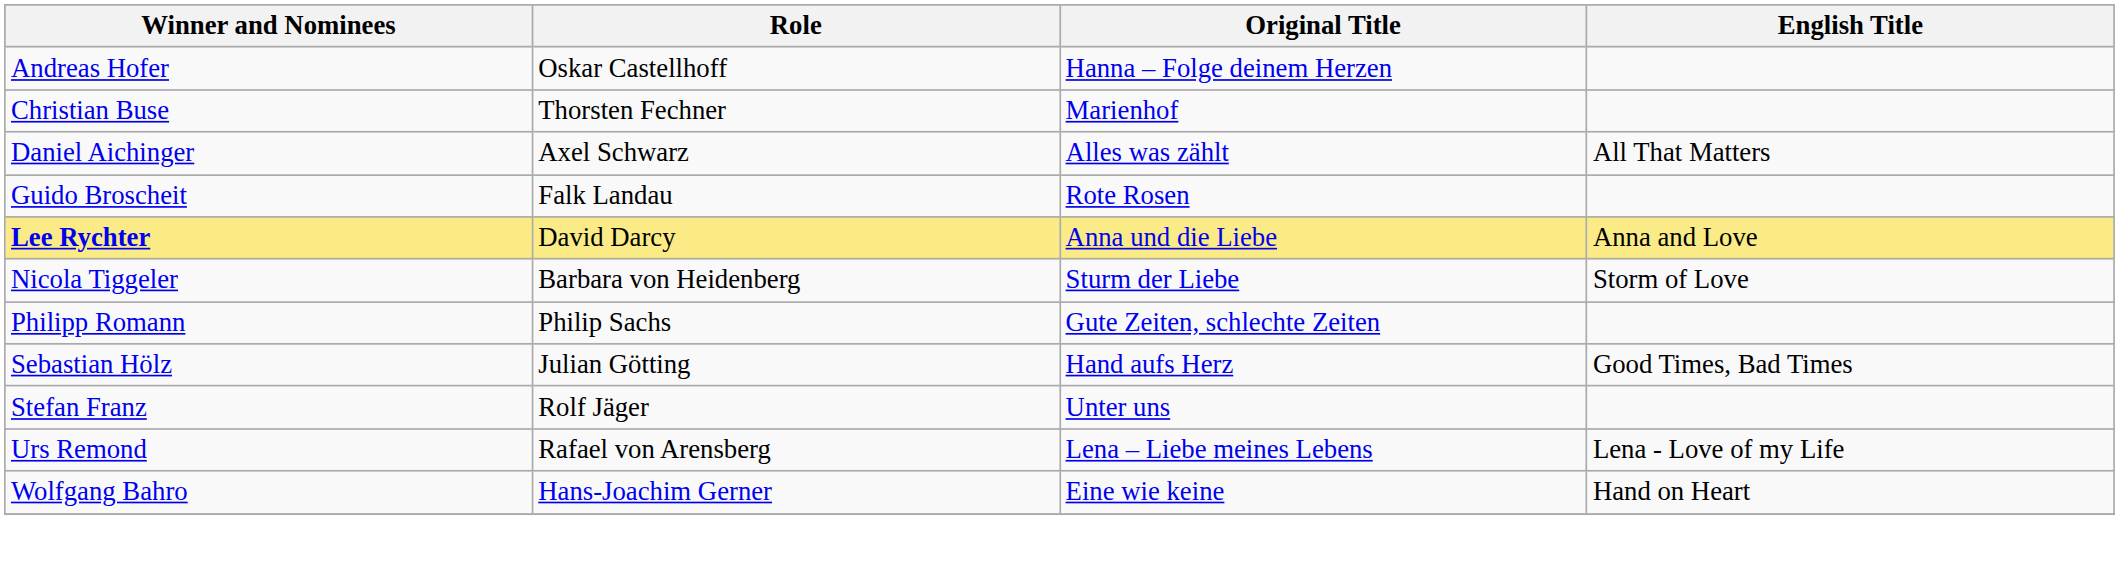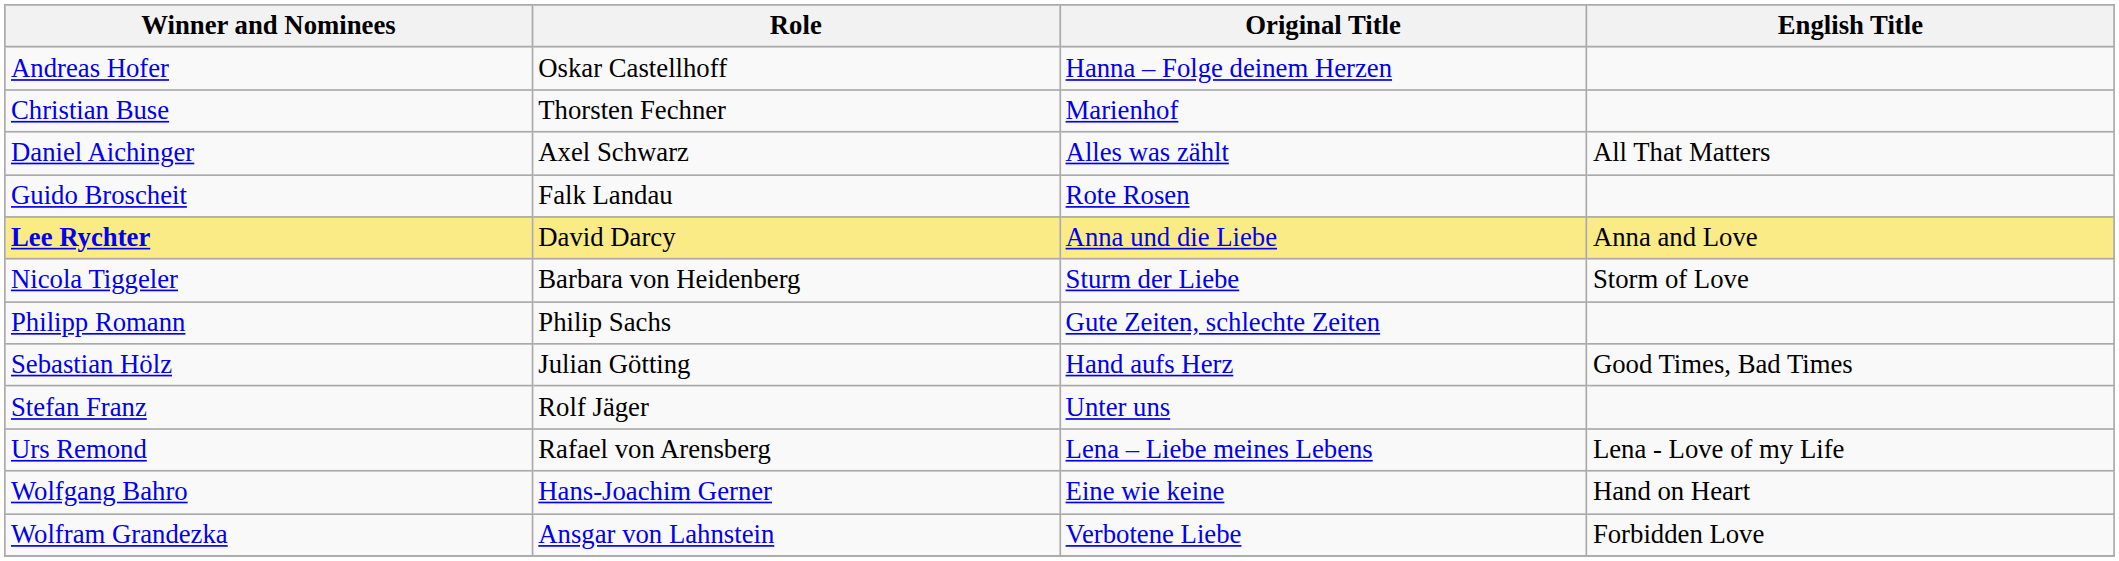+ row: (119, 534)
